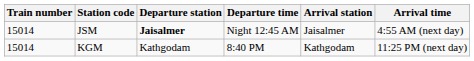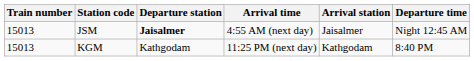columns swapped: (263, 13) <-> (422, 13)
(20, 30) 15014 -> (20, 30) 15013
(20, 47) 15014 -> (20, 47) 15013
